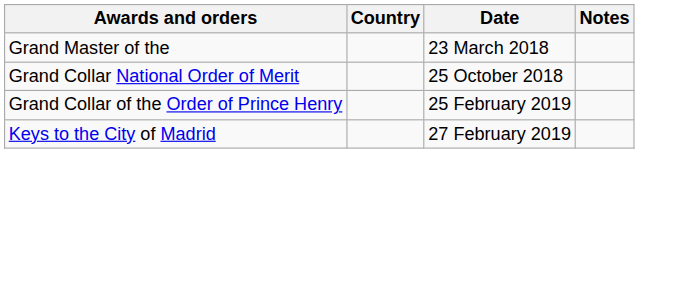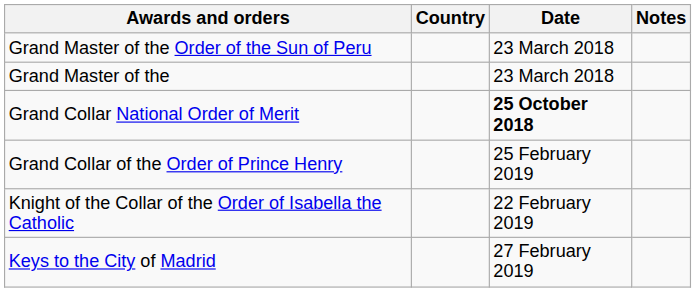+ row: (190, 47)
(496, 76) normal -> (541, 115) bold
+ row: (195, 213)
